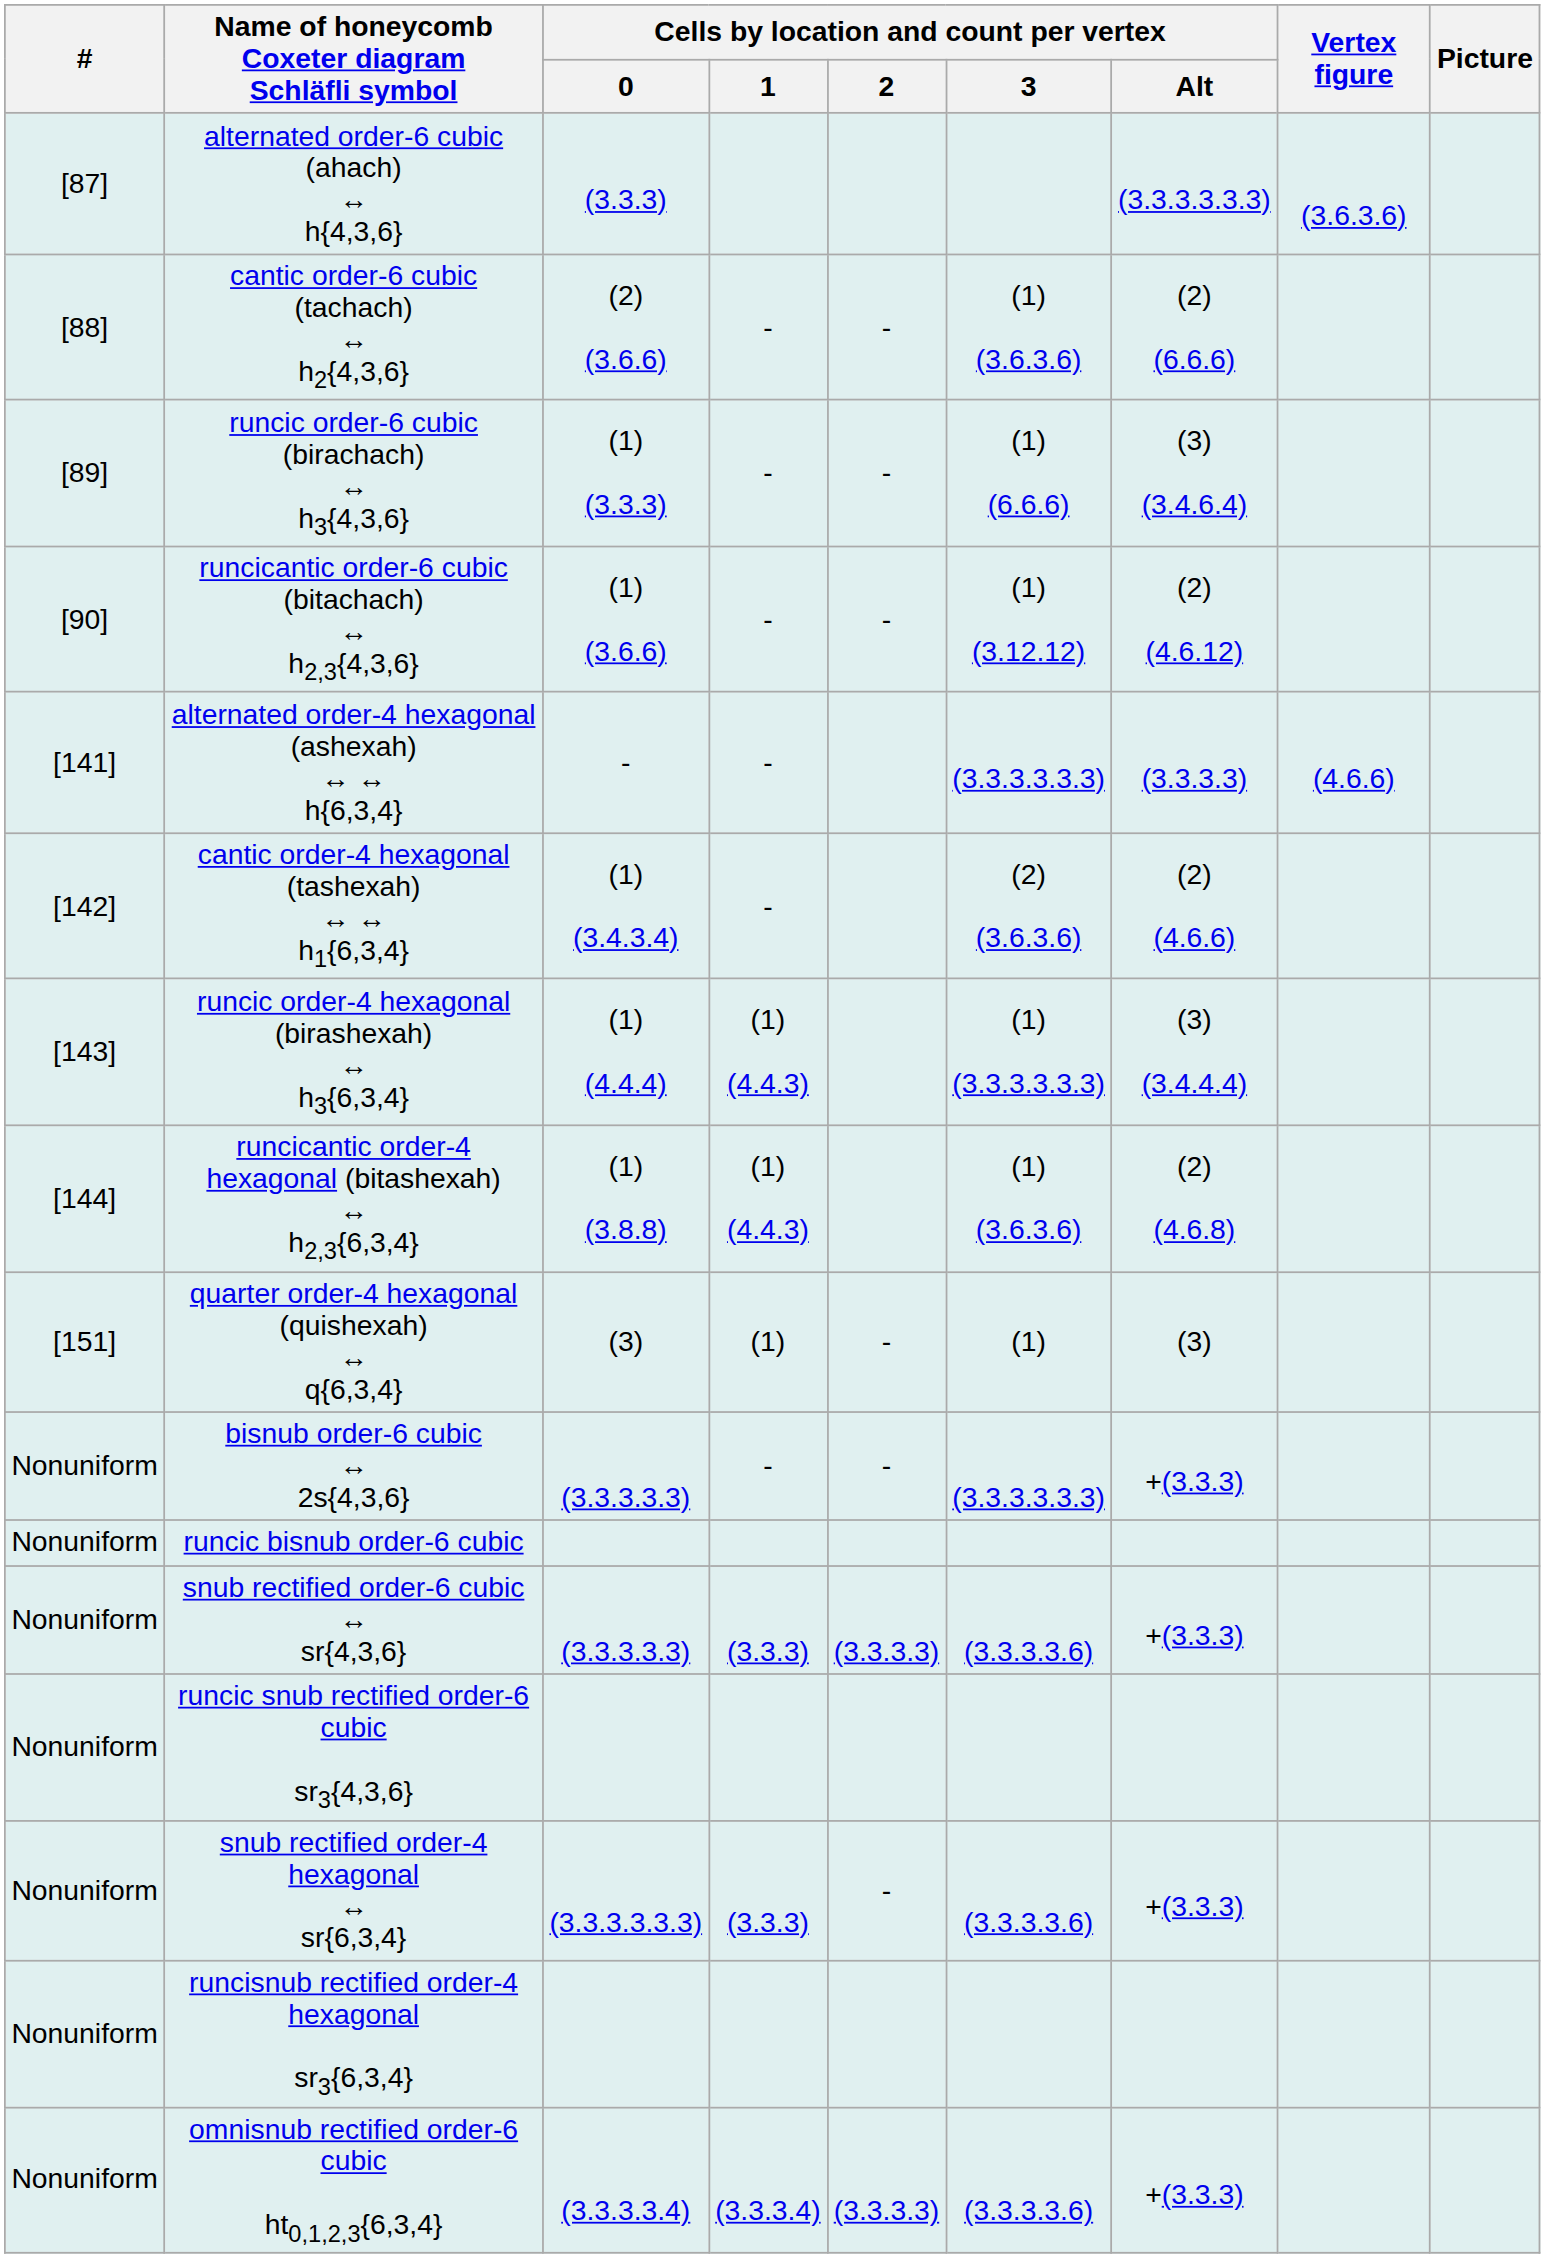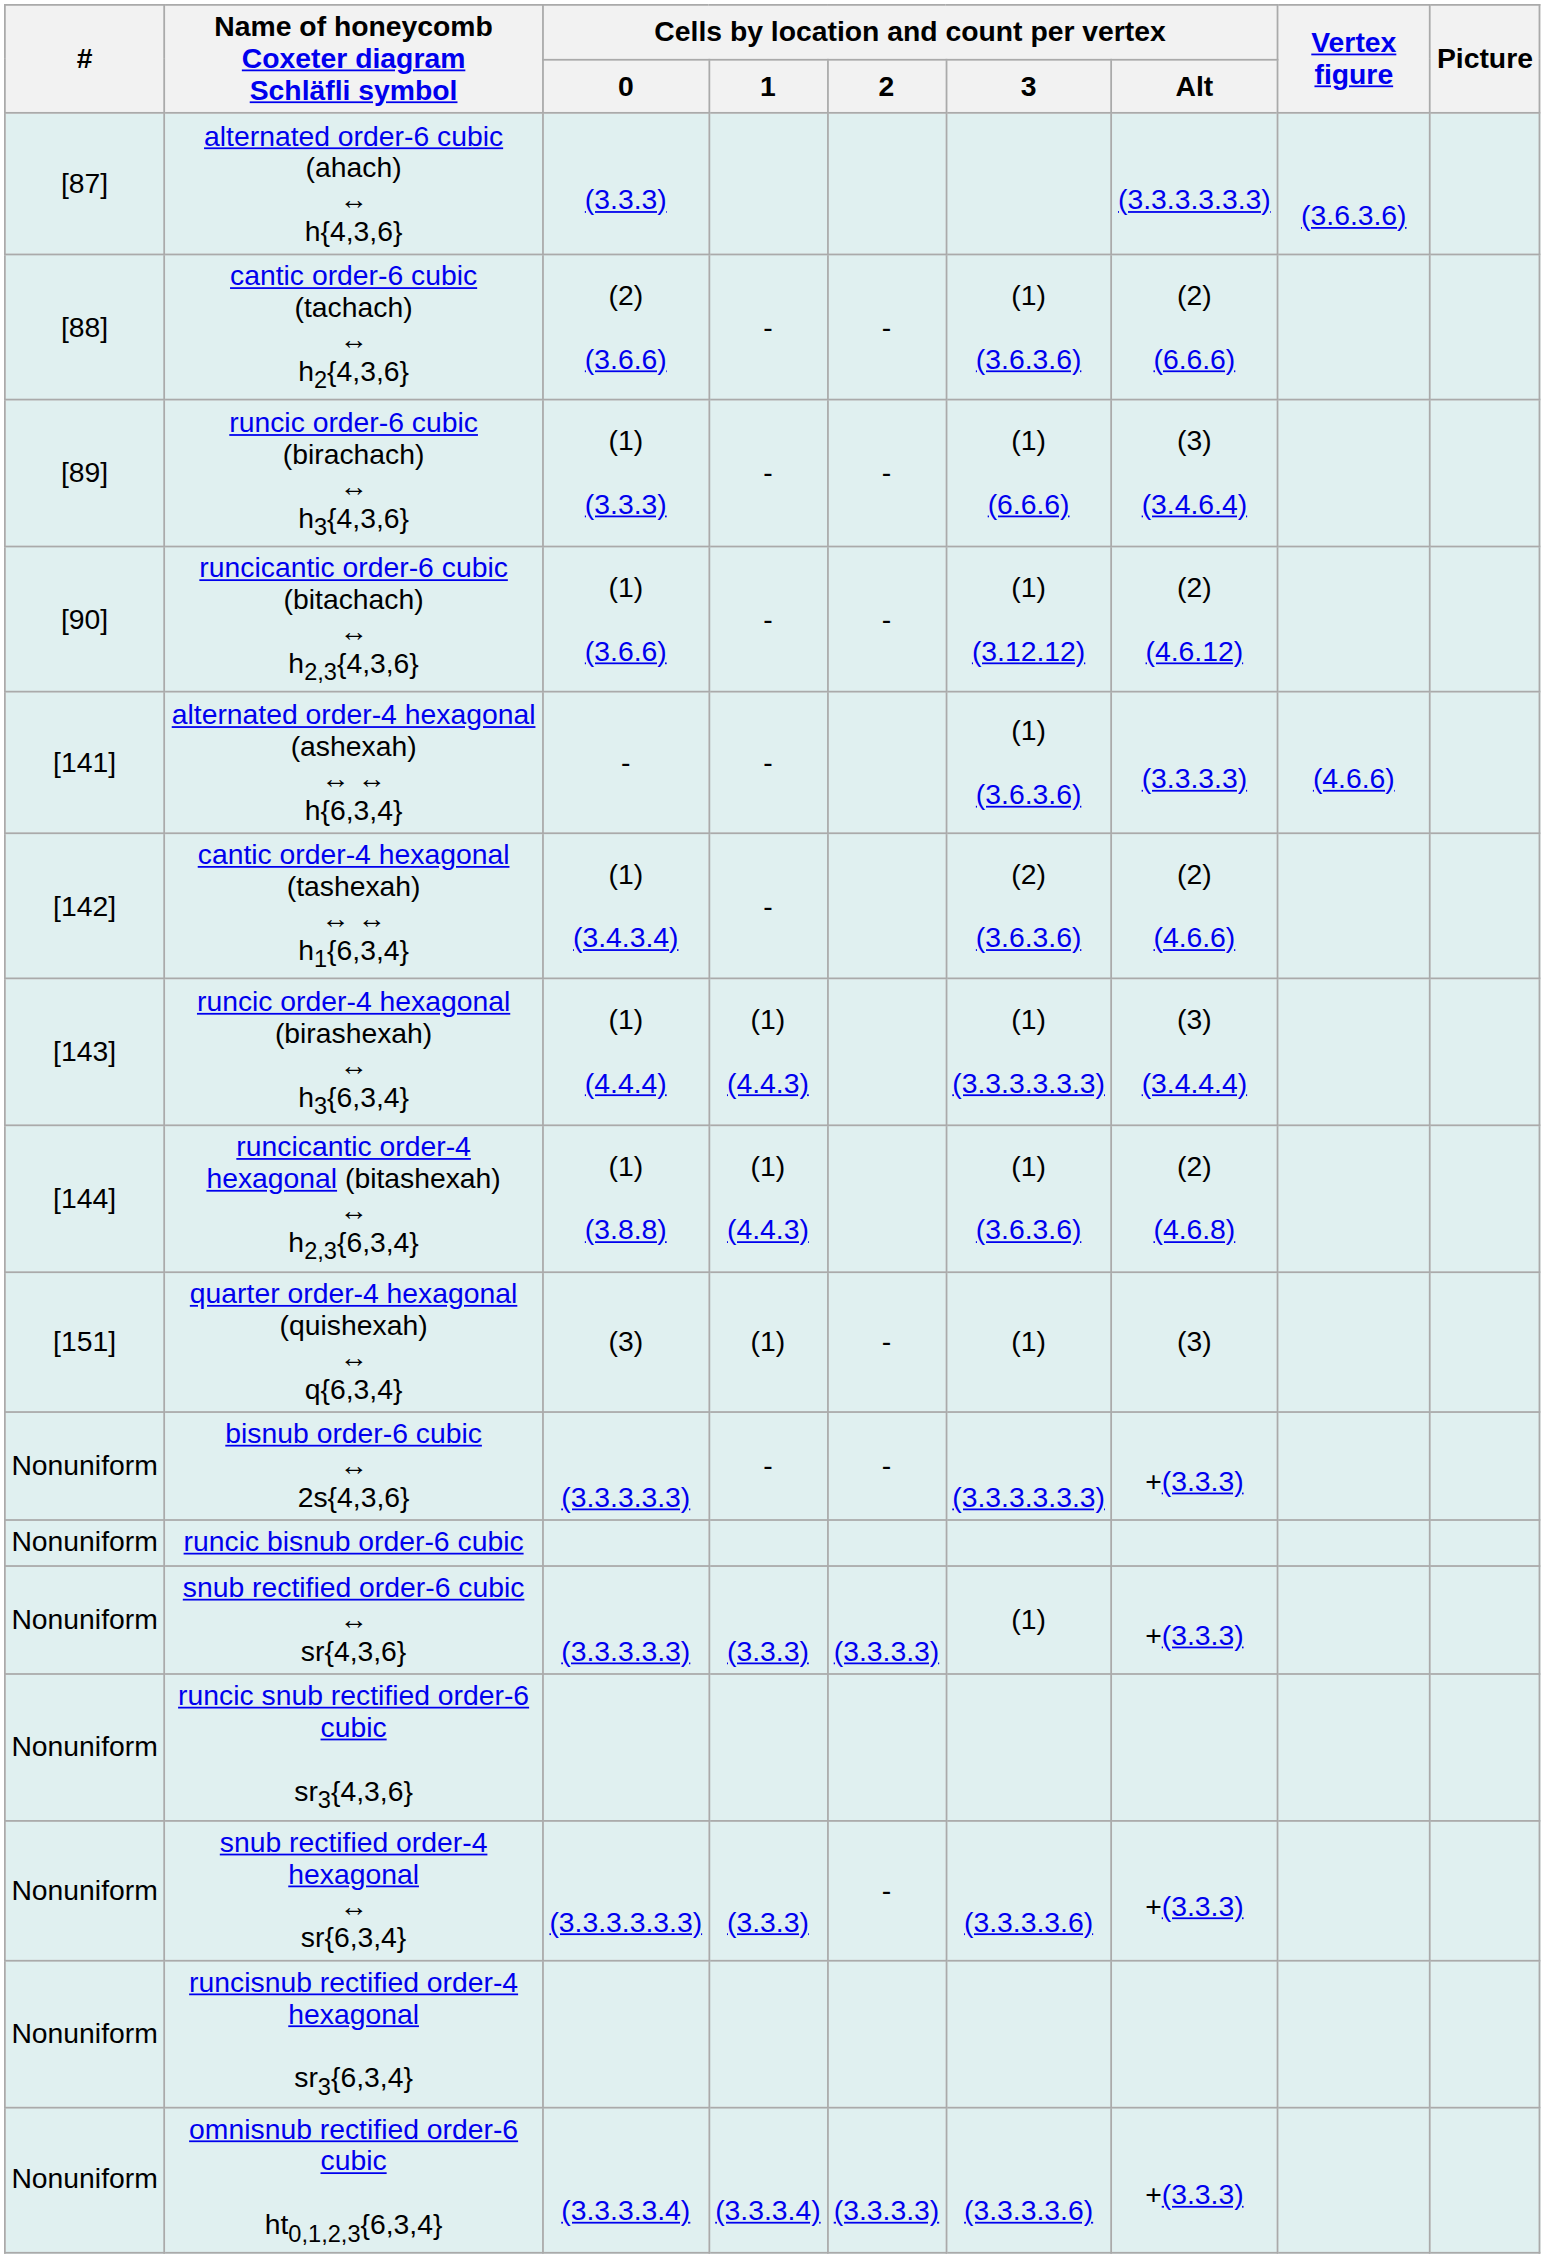(1029, 778) (3.3.3.3.3.3) -> (1029, 762) (1) (3.6.3.6)
(1029, 1651) (3.3.3.3.6) -> (1029, 1619) (1)
